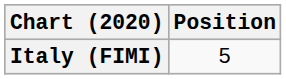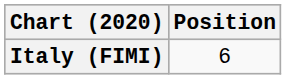(225, 57) 5 -> (225, 57) 6
